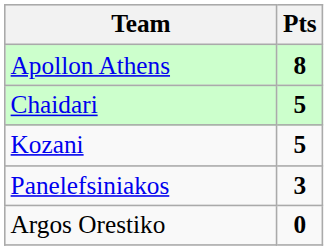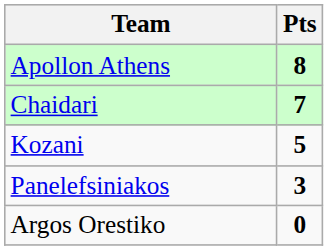(300, 104) 5 -> (300, 104) 7
